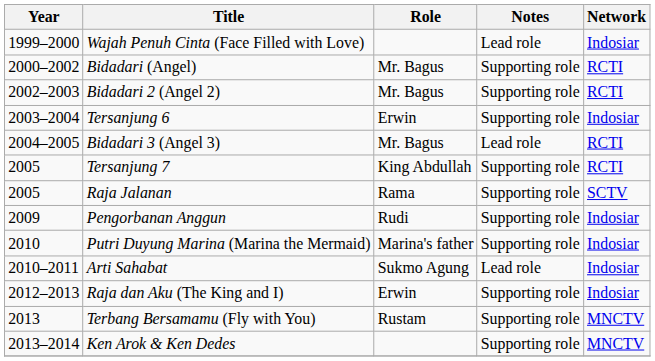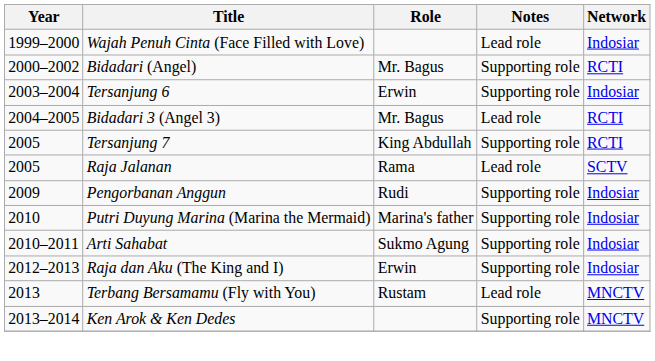- row: (153, 92)
(530, 192) Supporting role -> (511, 167) Lead role
(511, 268) Lead role -> (530, 243) Supporting role
(530, 318) Supporting role -> (511, 293) Lead role
